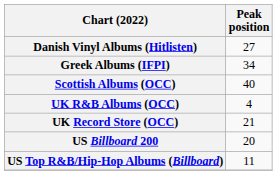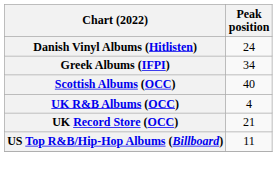(249, 46) 27 -> (249, 46) 24
- row: (115, 141)
